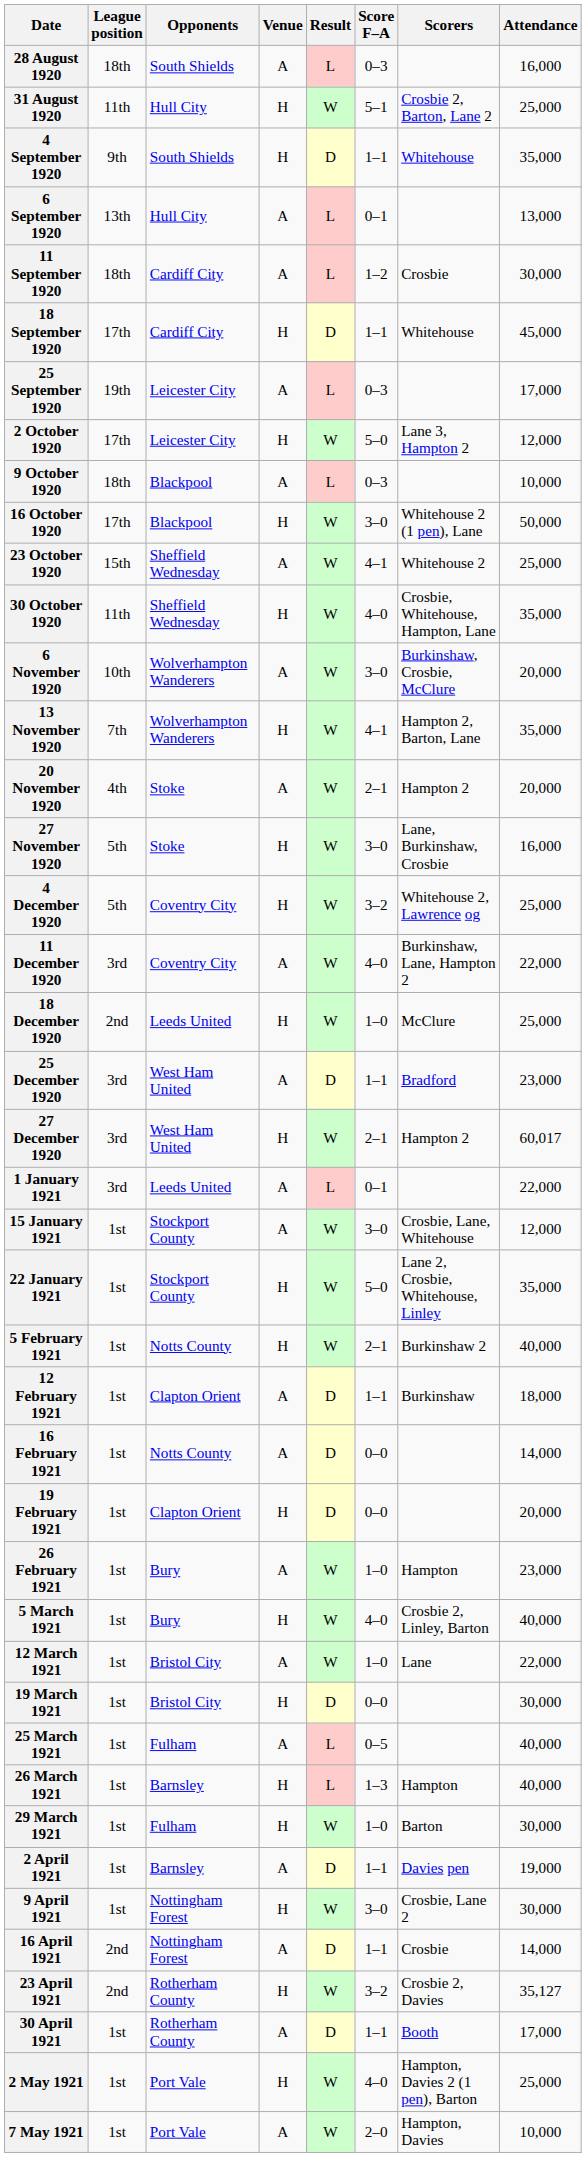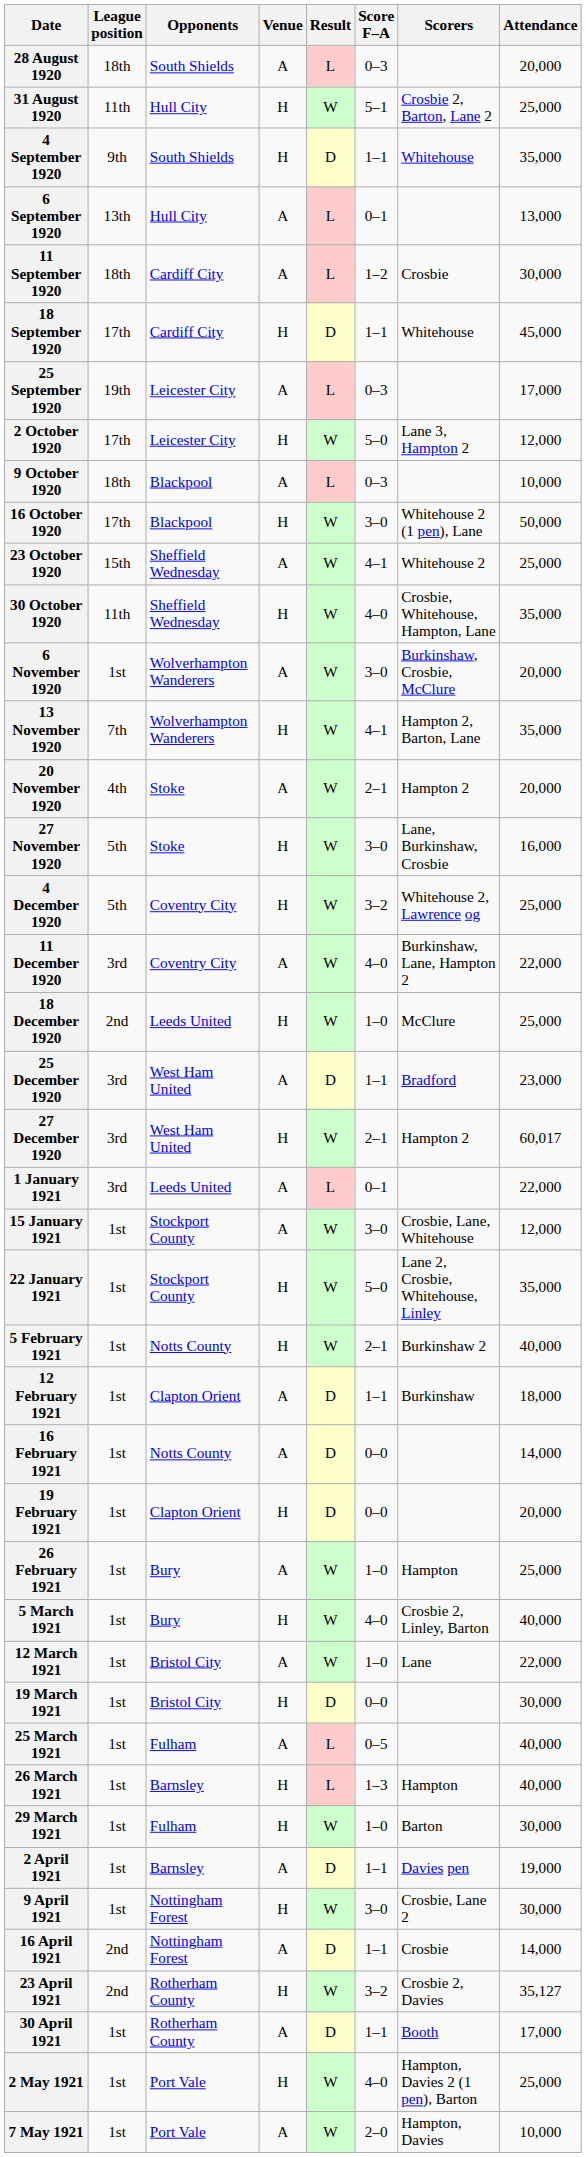(540, 66) 16,000 -> (540, 66) 20,000
(117, 671) 10th -> (117, 671) 1st
(540, 1570) 23,000 -> (540, 1570) 25,000
